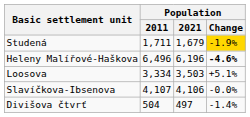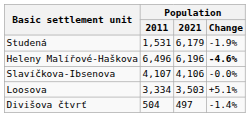(157, 43) 1,711 -> (157, 43) 1,531
(190, 43) 1,679 -> (190, 43) 6,179
(223, 43) gold background -> (223, 43) no background
rows swapped: (61, 89) <-> (27, 74)
